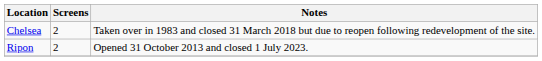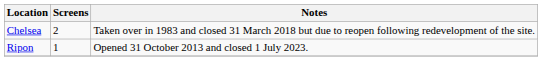(56, 47) 2 -> (56, 47) 1
